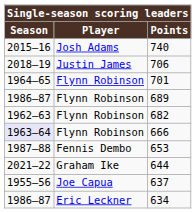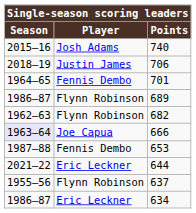(100, 81) Flynn Robinson -> (94, 81) Fennis Dembo
(100, 132) Flynn Robinson -> (85, 132) Joe Capua
(88, 166) Graham Ike -> (94, 166) Eric Leckner
(85, 183) Joe Capua -> (100, 183) Flynn Robinson
